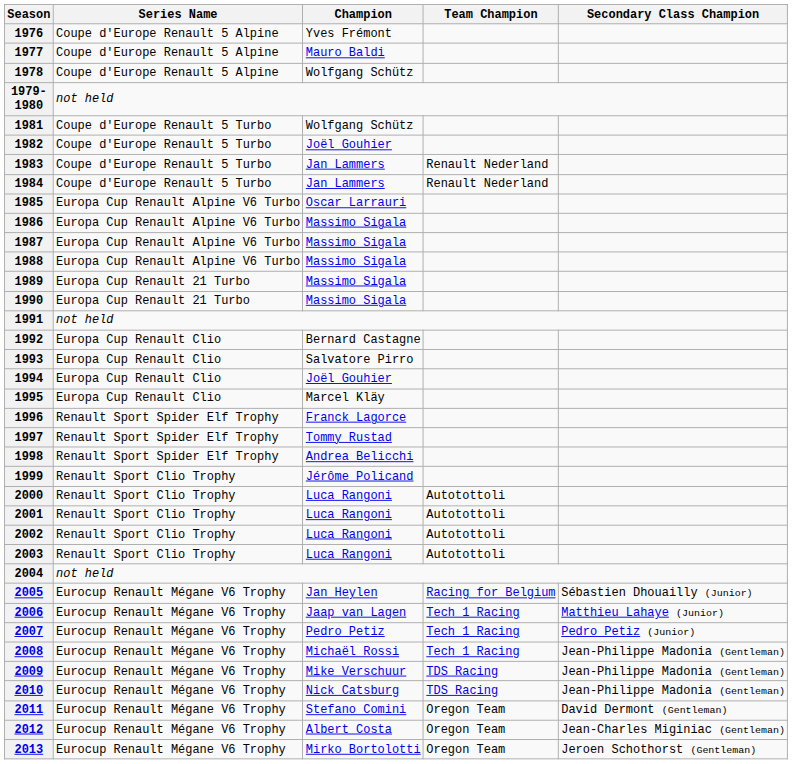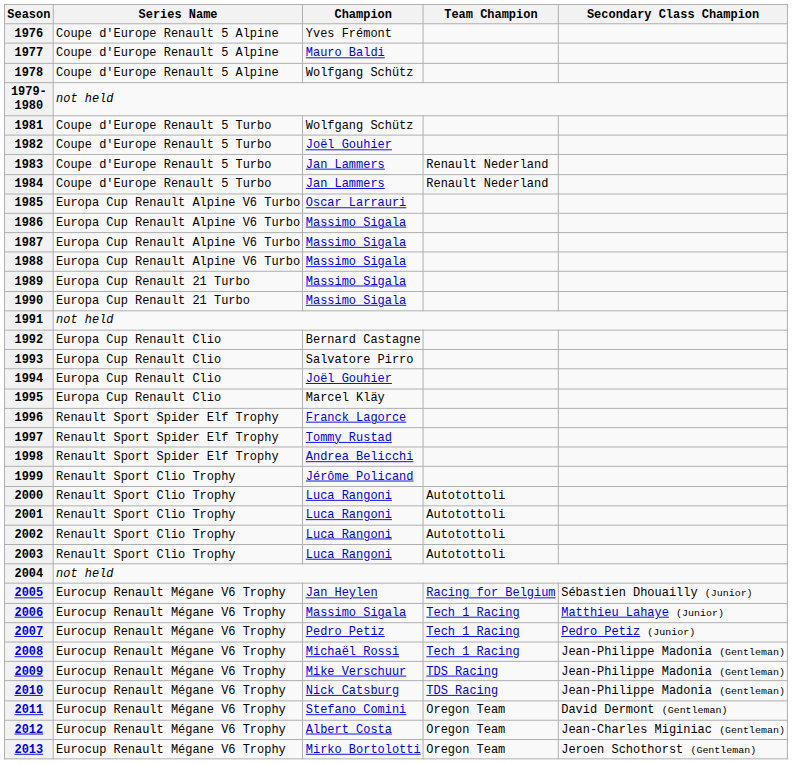(356, 613) Jaap van Lagen -> (356, 613) Massimo Sigala
